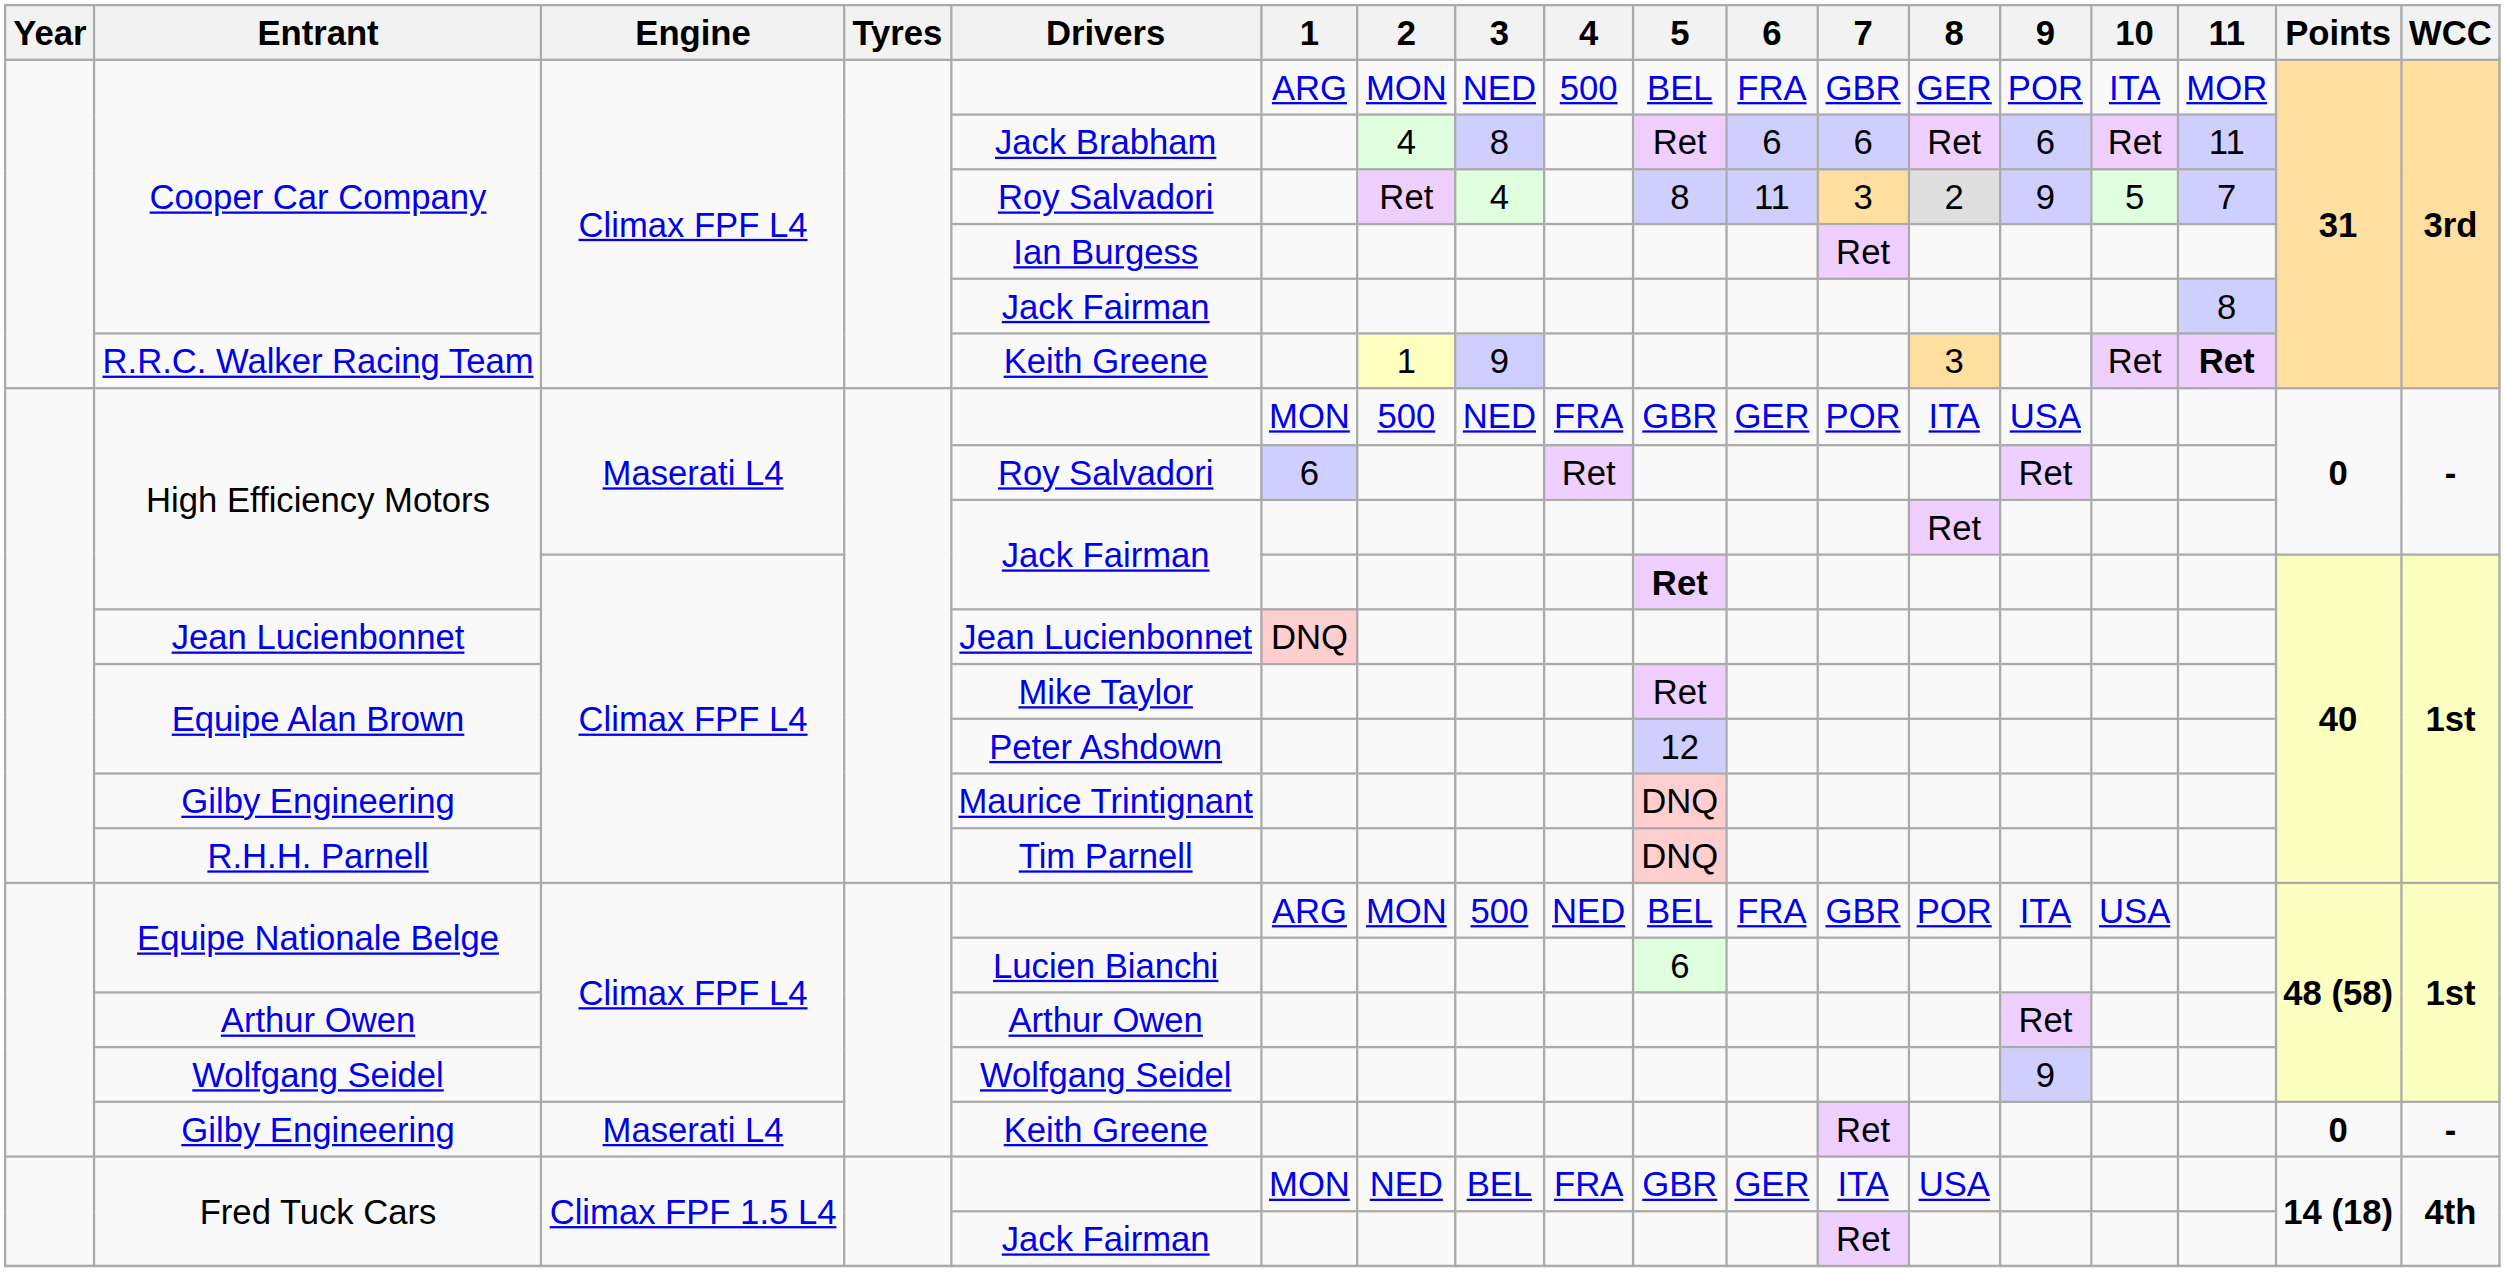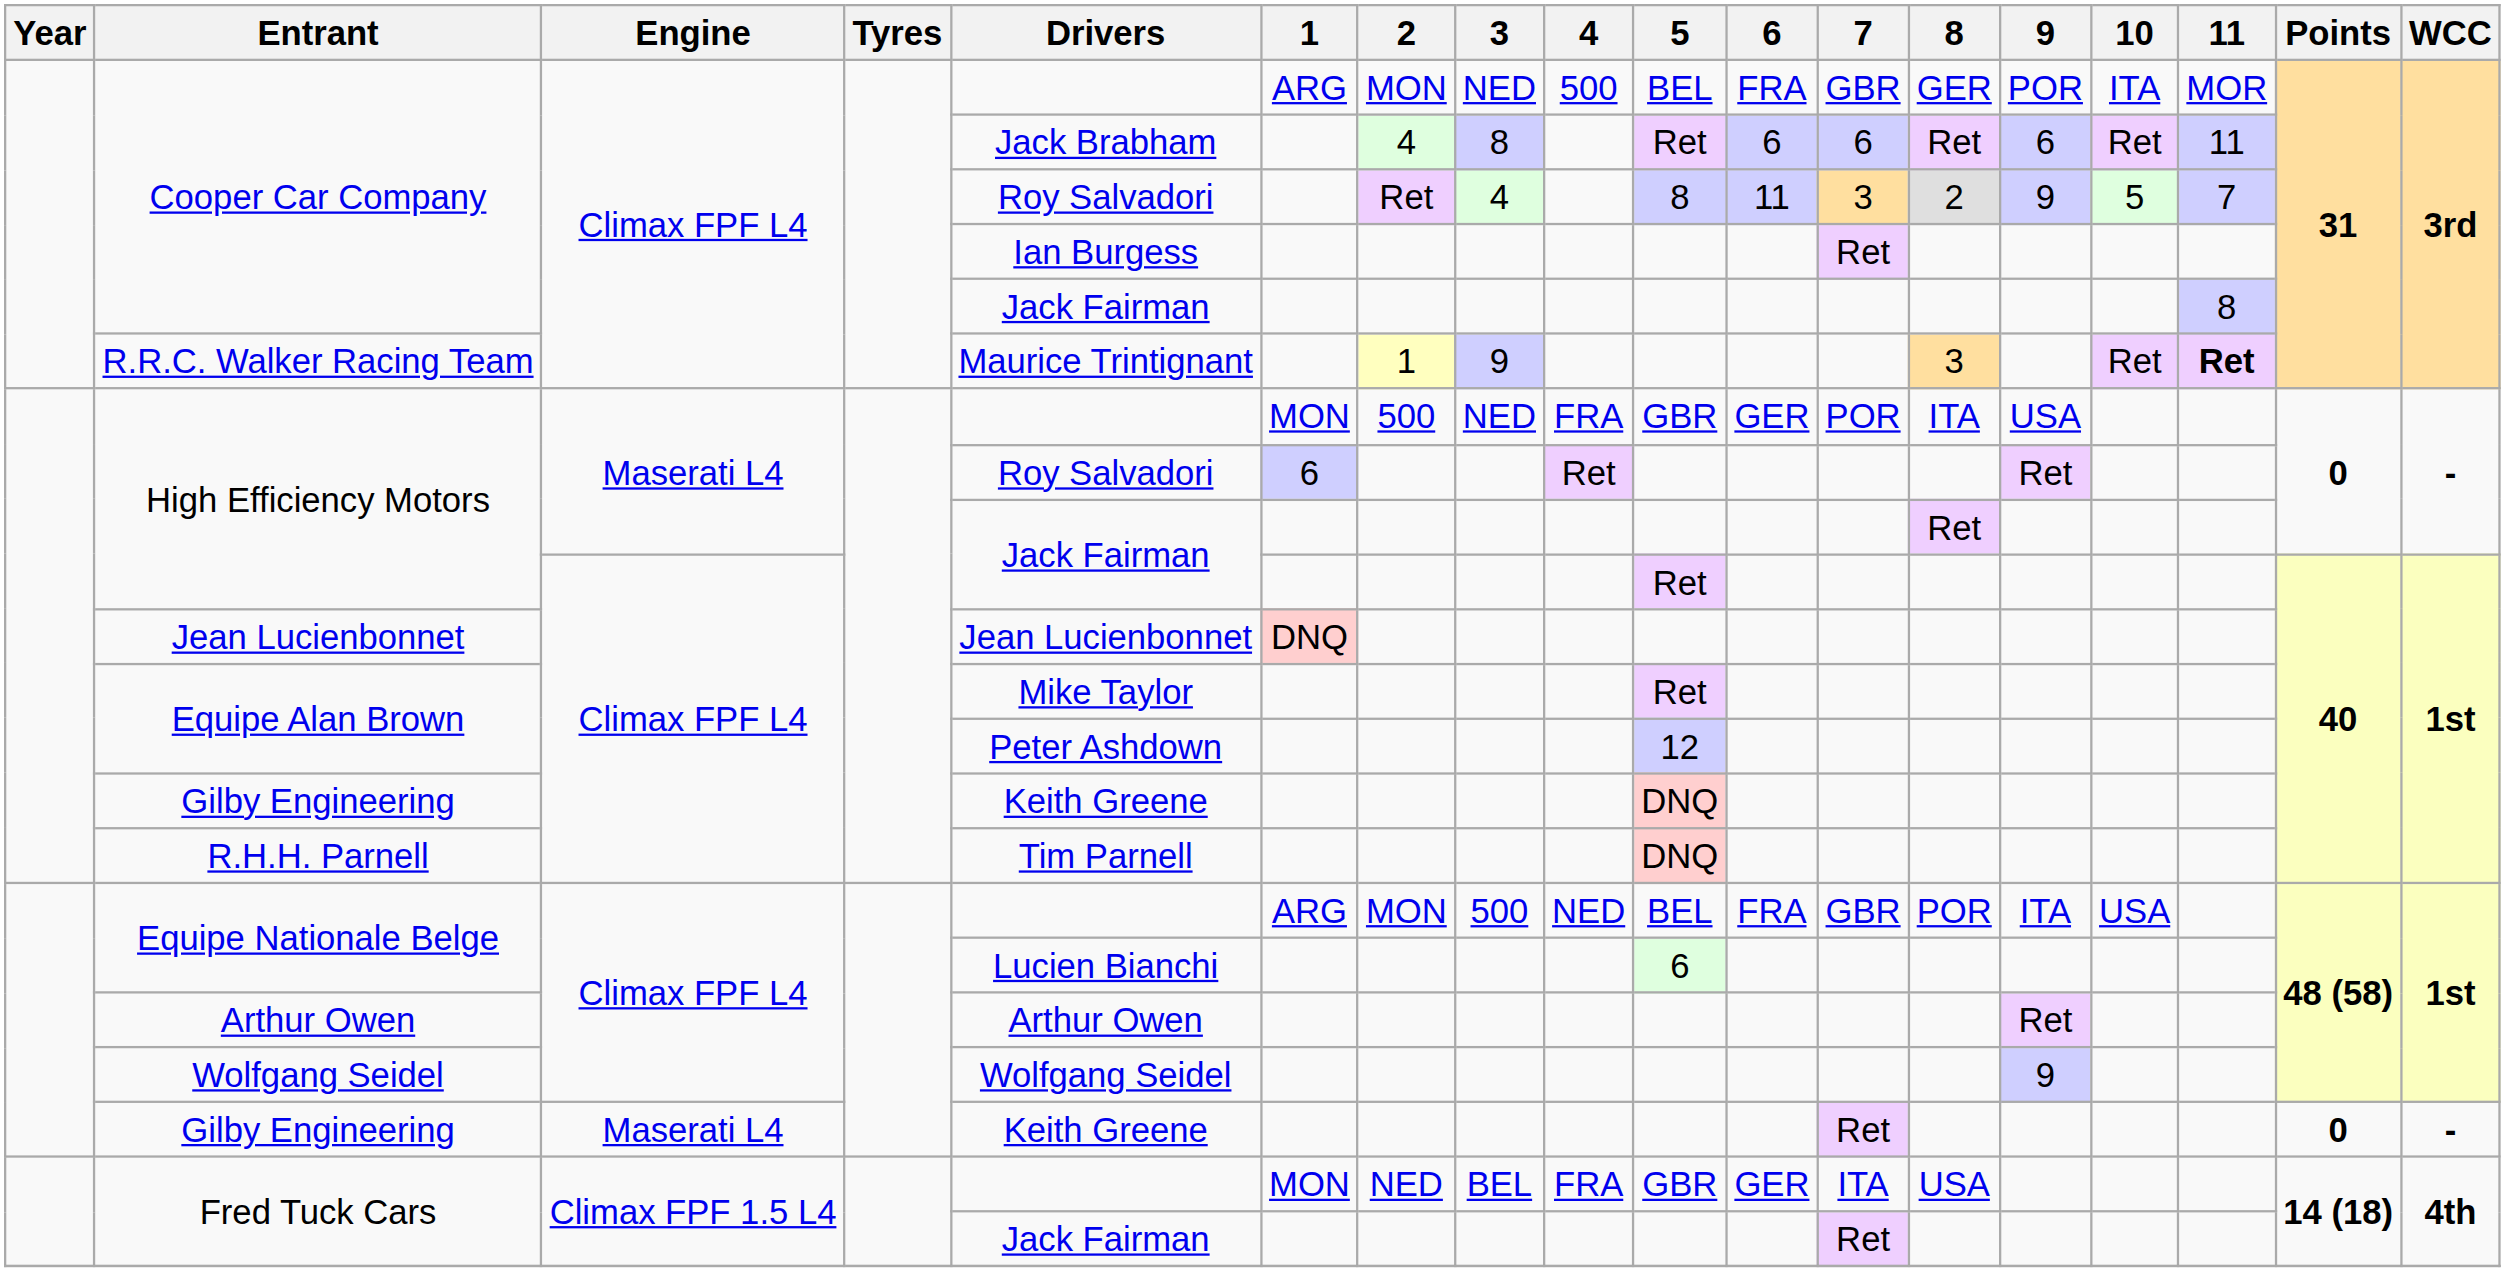(1106, 362) Keith Greene -> (1106, 362) Maurice Trintignant
(1680, 581) bold -> (1680, 581) normal
(1106, 801) Maurice Trintignant -> (1106, 801) Keith Greene
